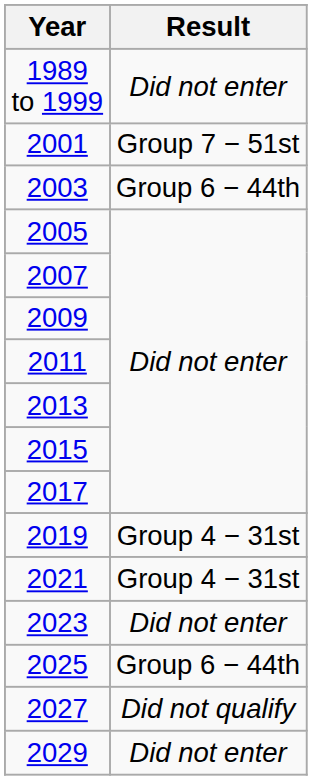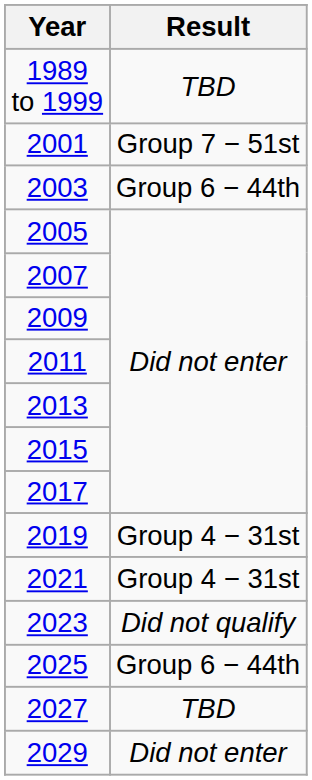(208, 86) Did not enter -> (208, 86) TBD
(208, 623) Did not enter -> (208, 623) Did not qualify
(208, 709) Did not qualify -> (208, 709) TBD
